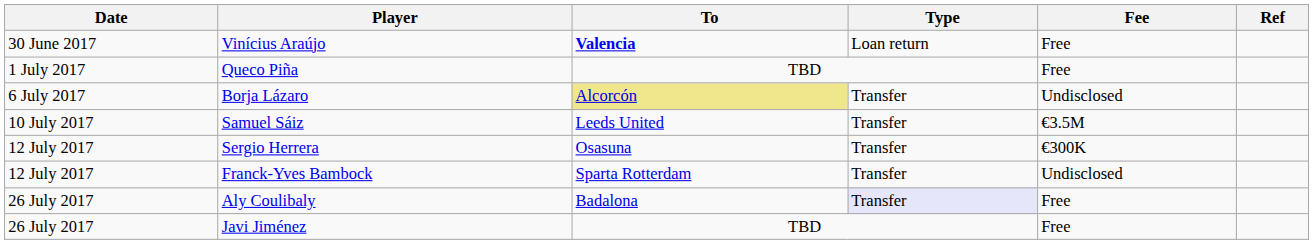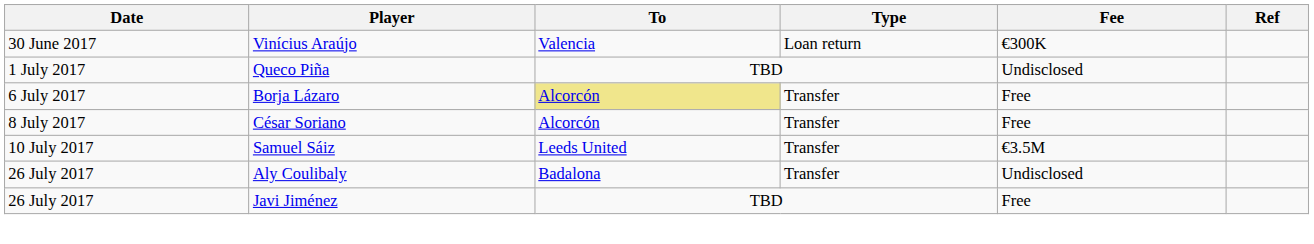(606, 43) bold -> (567, 43) normal
(1056, 43) Free -> (1024, 43) €300K
(1056, 69) Free -> (1042, 69) Undisclosed
(1082, 95) Undisclosed -> (1016, 95) Free
+ row: (299, 122)
- row: (270, 148)
- row: (297, 174)
(879, 200) lavender background -> (812, 174) no background
(1056, 200) Free -> (1042, 174) Undisclosed
